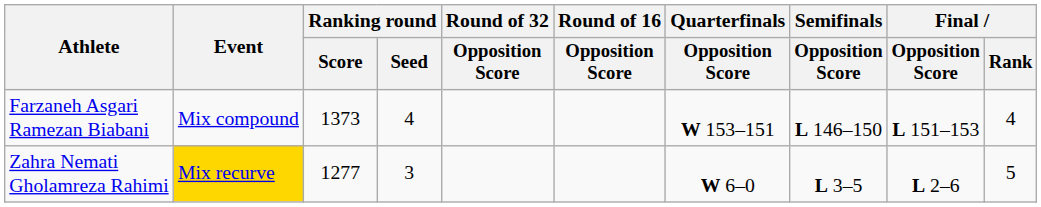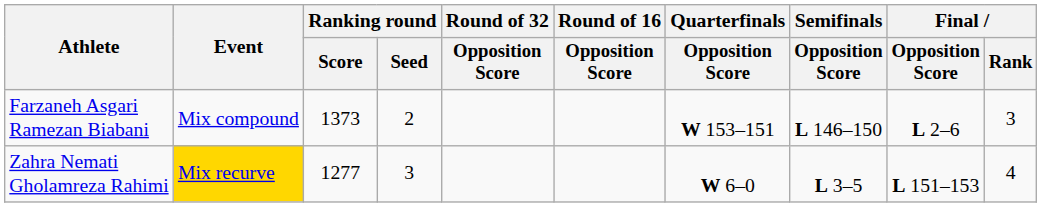(409, 118) 4 -> (409, 118) 2
(936, 129) L 151–153 -> (936, 129) L 2–6
(1011, 118) 4 -> (1011, 118) 3
(936, 185) L 2–6 -> (936, 185) L 151–153
(1011, 173) 5 -> (1011, 173) 4
